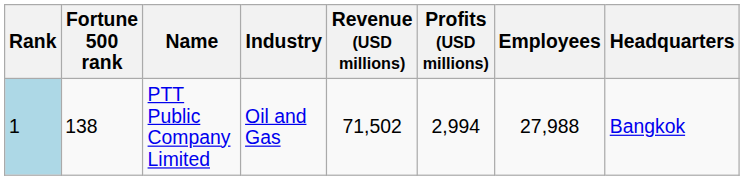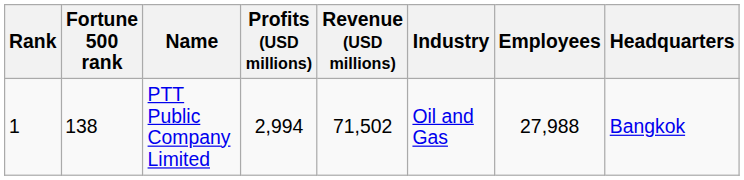columns swapped: (284, 41) <-> (456, 41)
(14, 126) lightblue background -> (14, 126) no background
